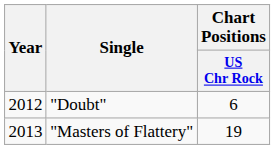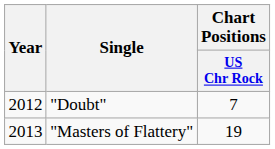(233, 104) 6 -> (233, 104) 7
